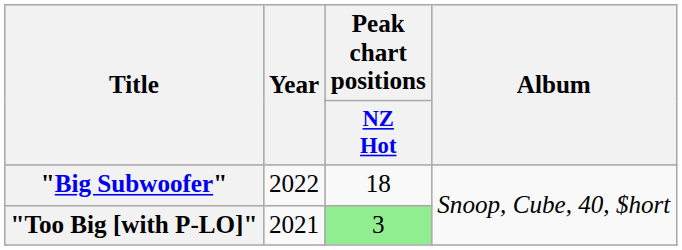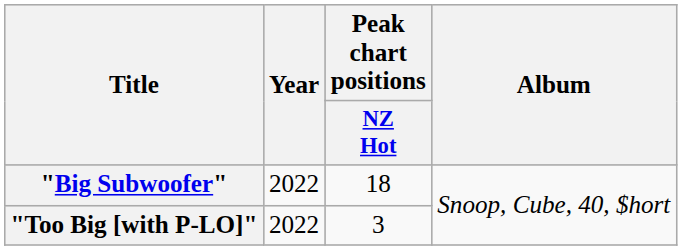(294, 224) 2021 -> (294, 224) 2022
(378, 224) lightgreen background -> (378, 224) no background
